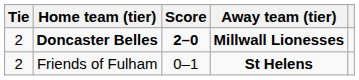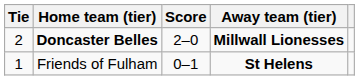(186, 40) bold -> (186, 40) normal
(19, 63) 2 -> (19, 63) 1
